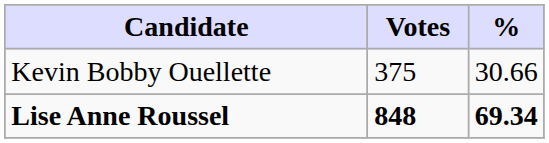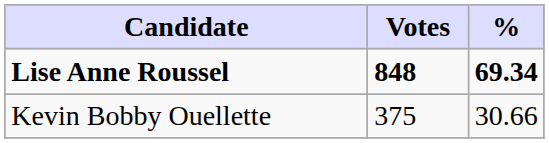rows swapped: (120, 115) <-> (141, 71)
